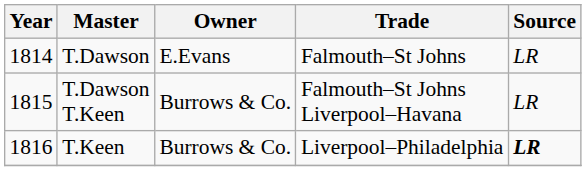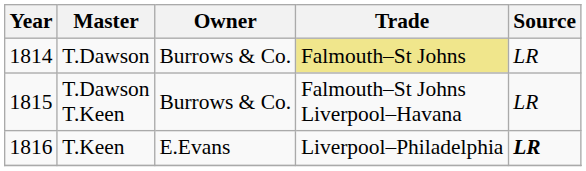(195, 55) E.Evans -> (225, 55) Burrows & Co.
(383, 55) no background -> (383, 55) khaki background
(225, 147) Burrows & Co. -> (195, 147) E.Evans
